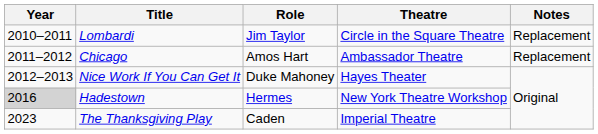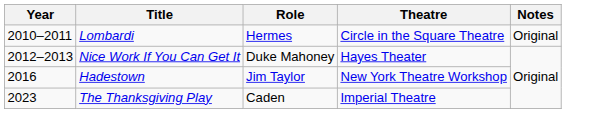(276, 35) Jim Taylor -> (269, 35) Hermes
(552, 35) Replacement -> (536, 35) Original
- row: (103, 56)
(22, 98) lightgrey background -> (22, 77) no background
(269, 98) Hermes -> (276, 77) Jim Taylor
